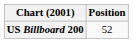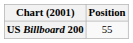(107, 30) 52 -> (107, 30) 55
